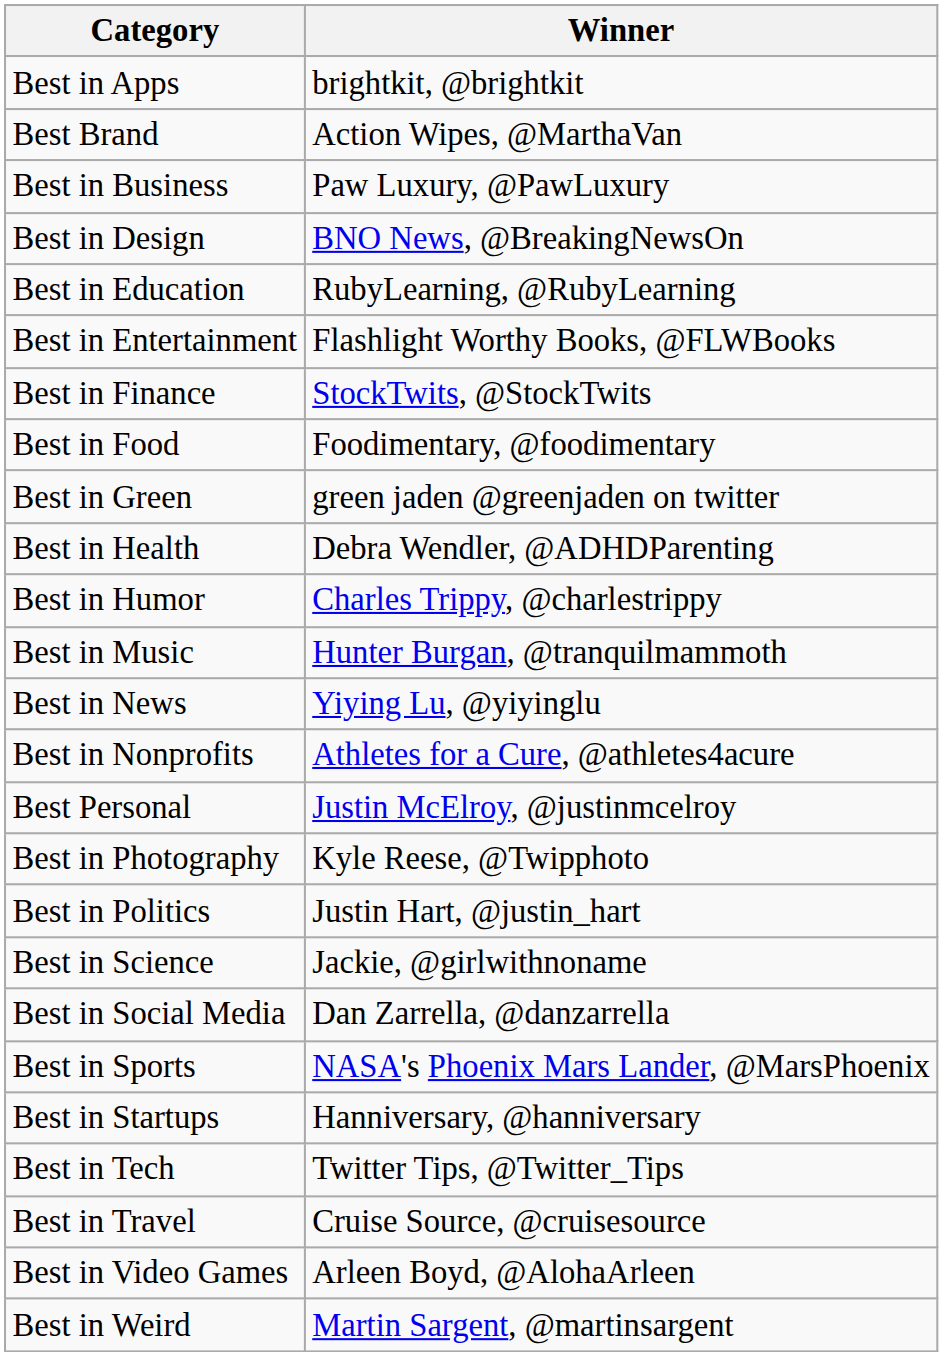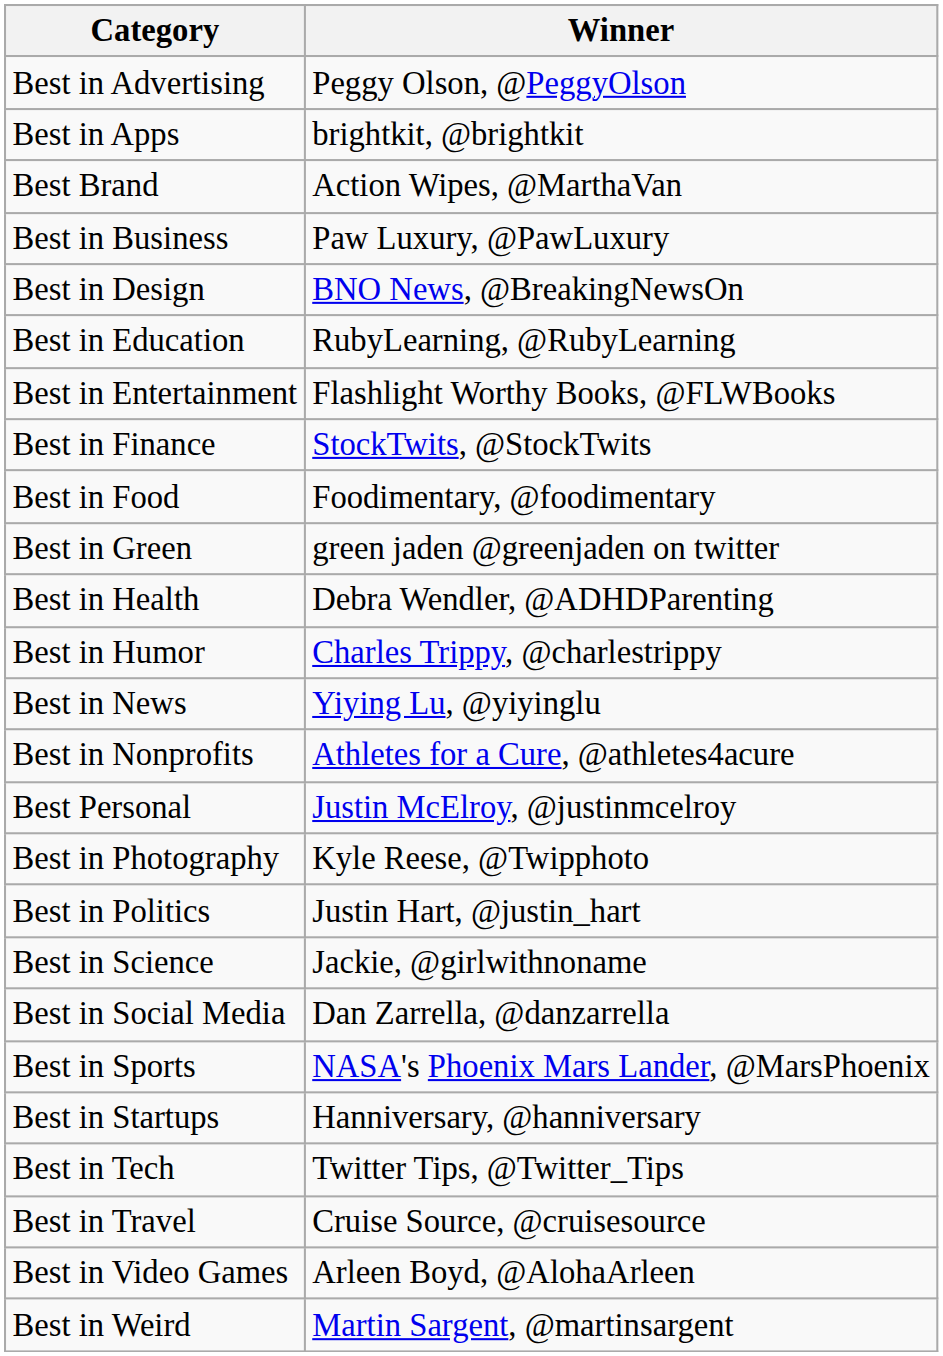+ row: (139, 82)
- row: (103, 651)
